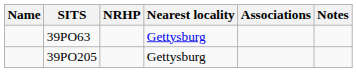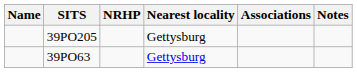rows swapped: (69, 36) <-> (72, 57)
